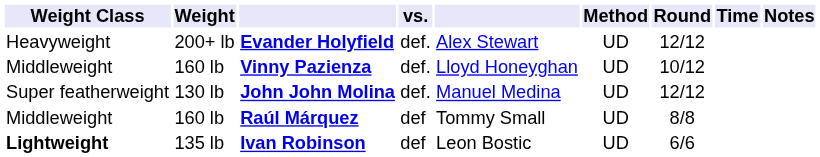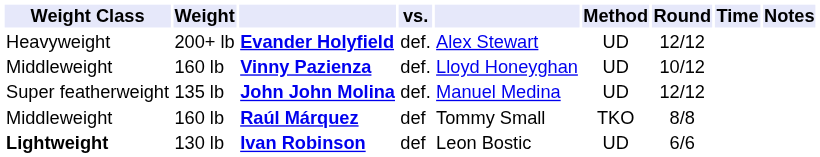(199, 92) 130 lb -> (199, 92) 135 lb
(616, 118) UD -> (616, 118) TKO
(199, 143) 135 lb -> (199, 143) 130 lb
